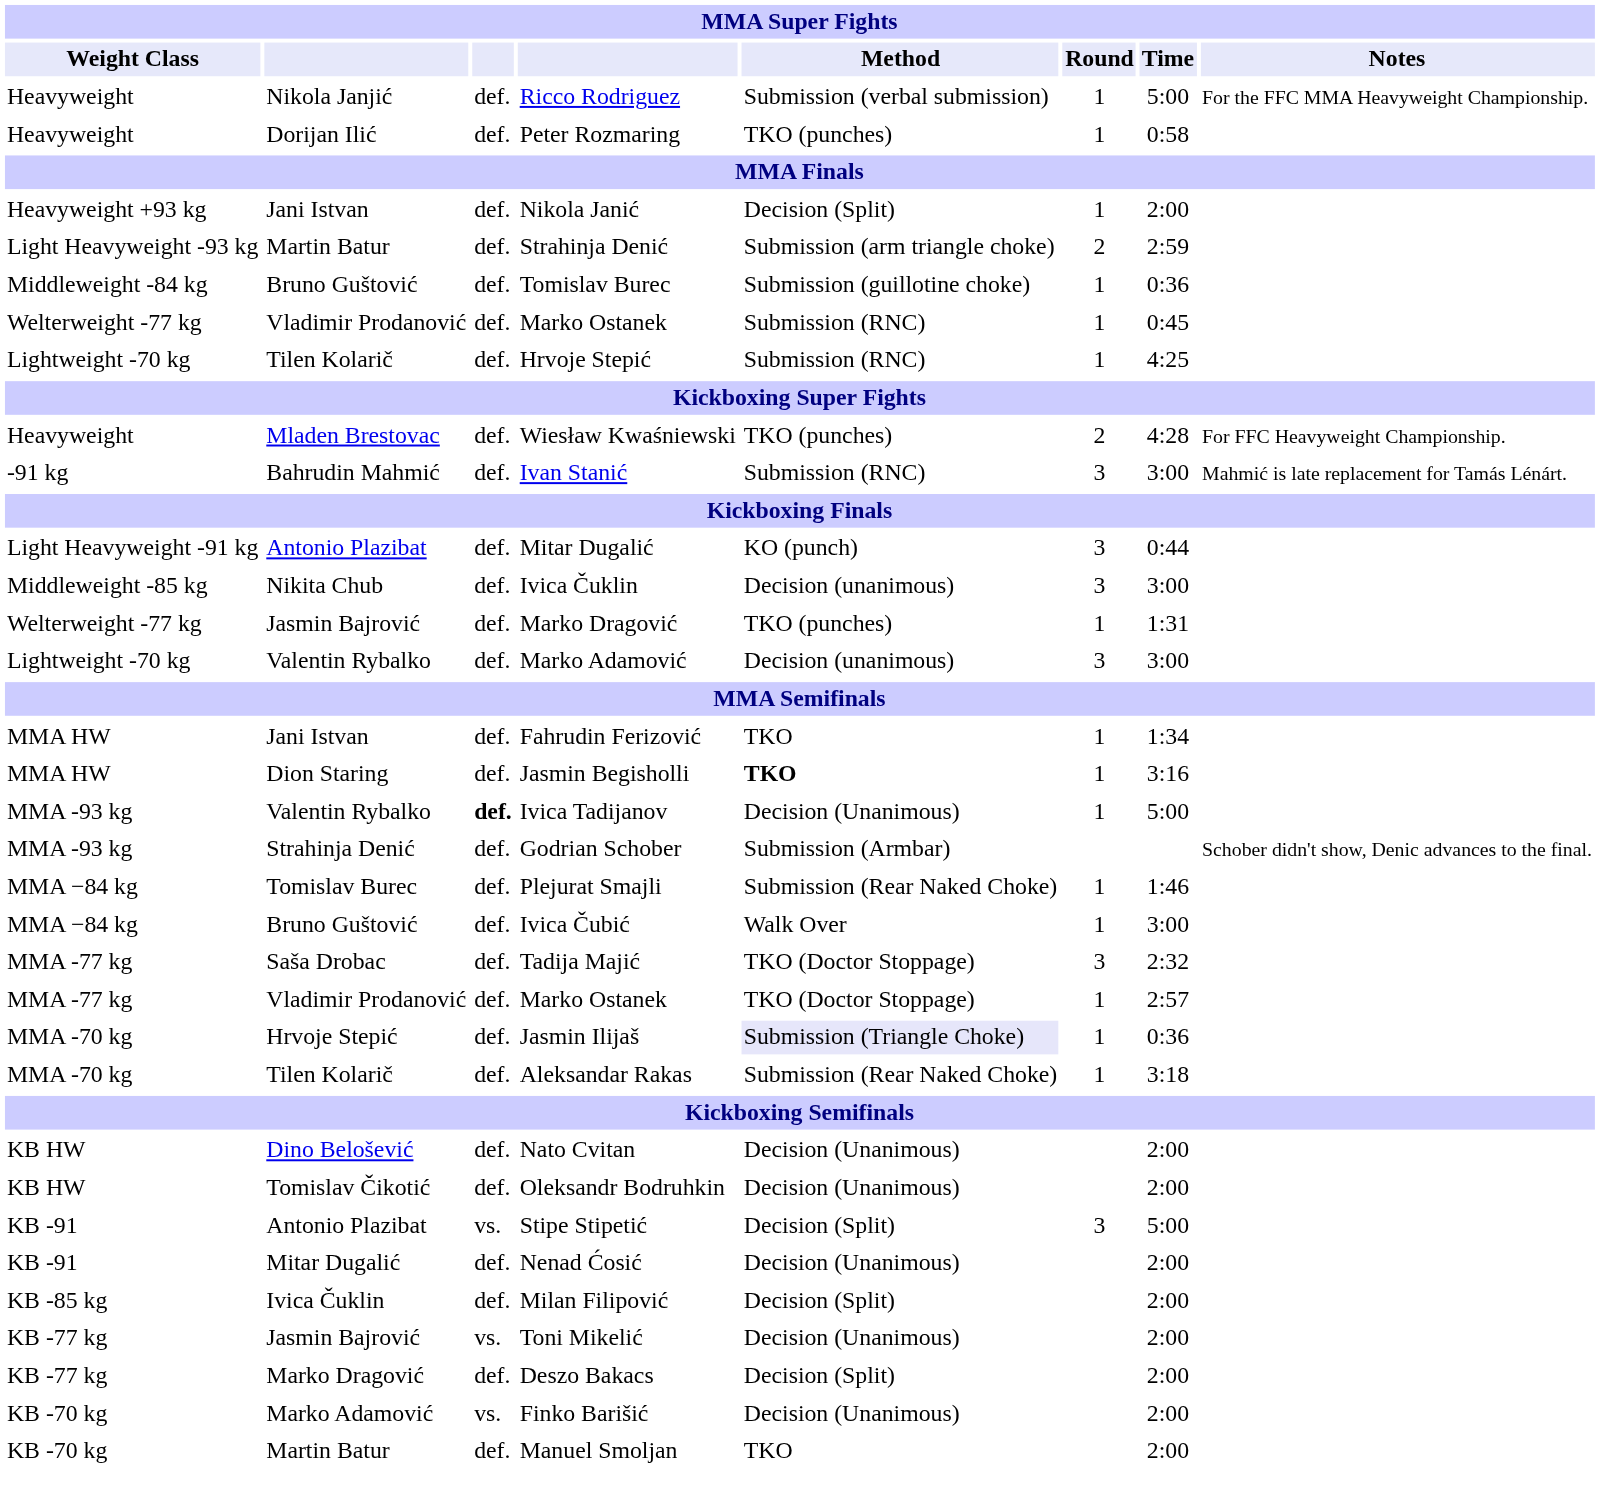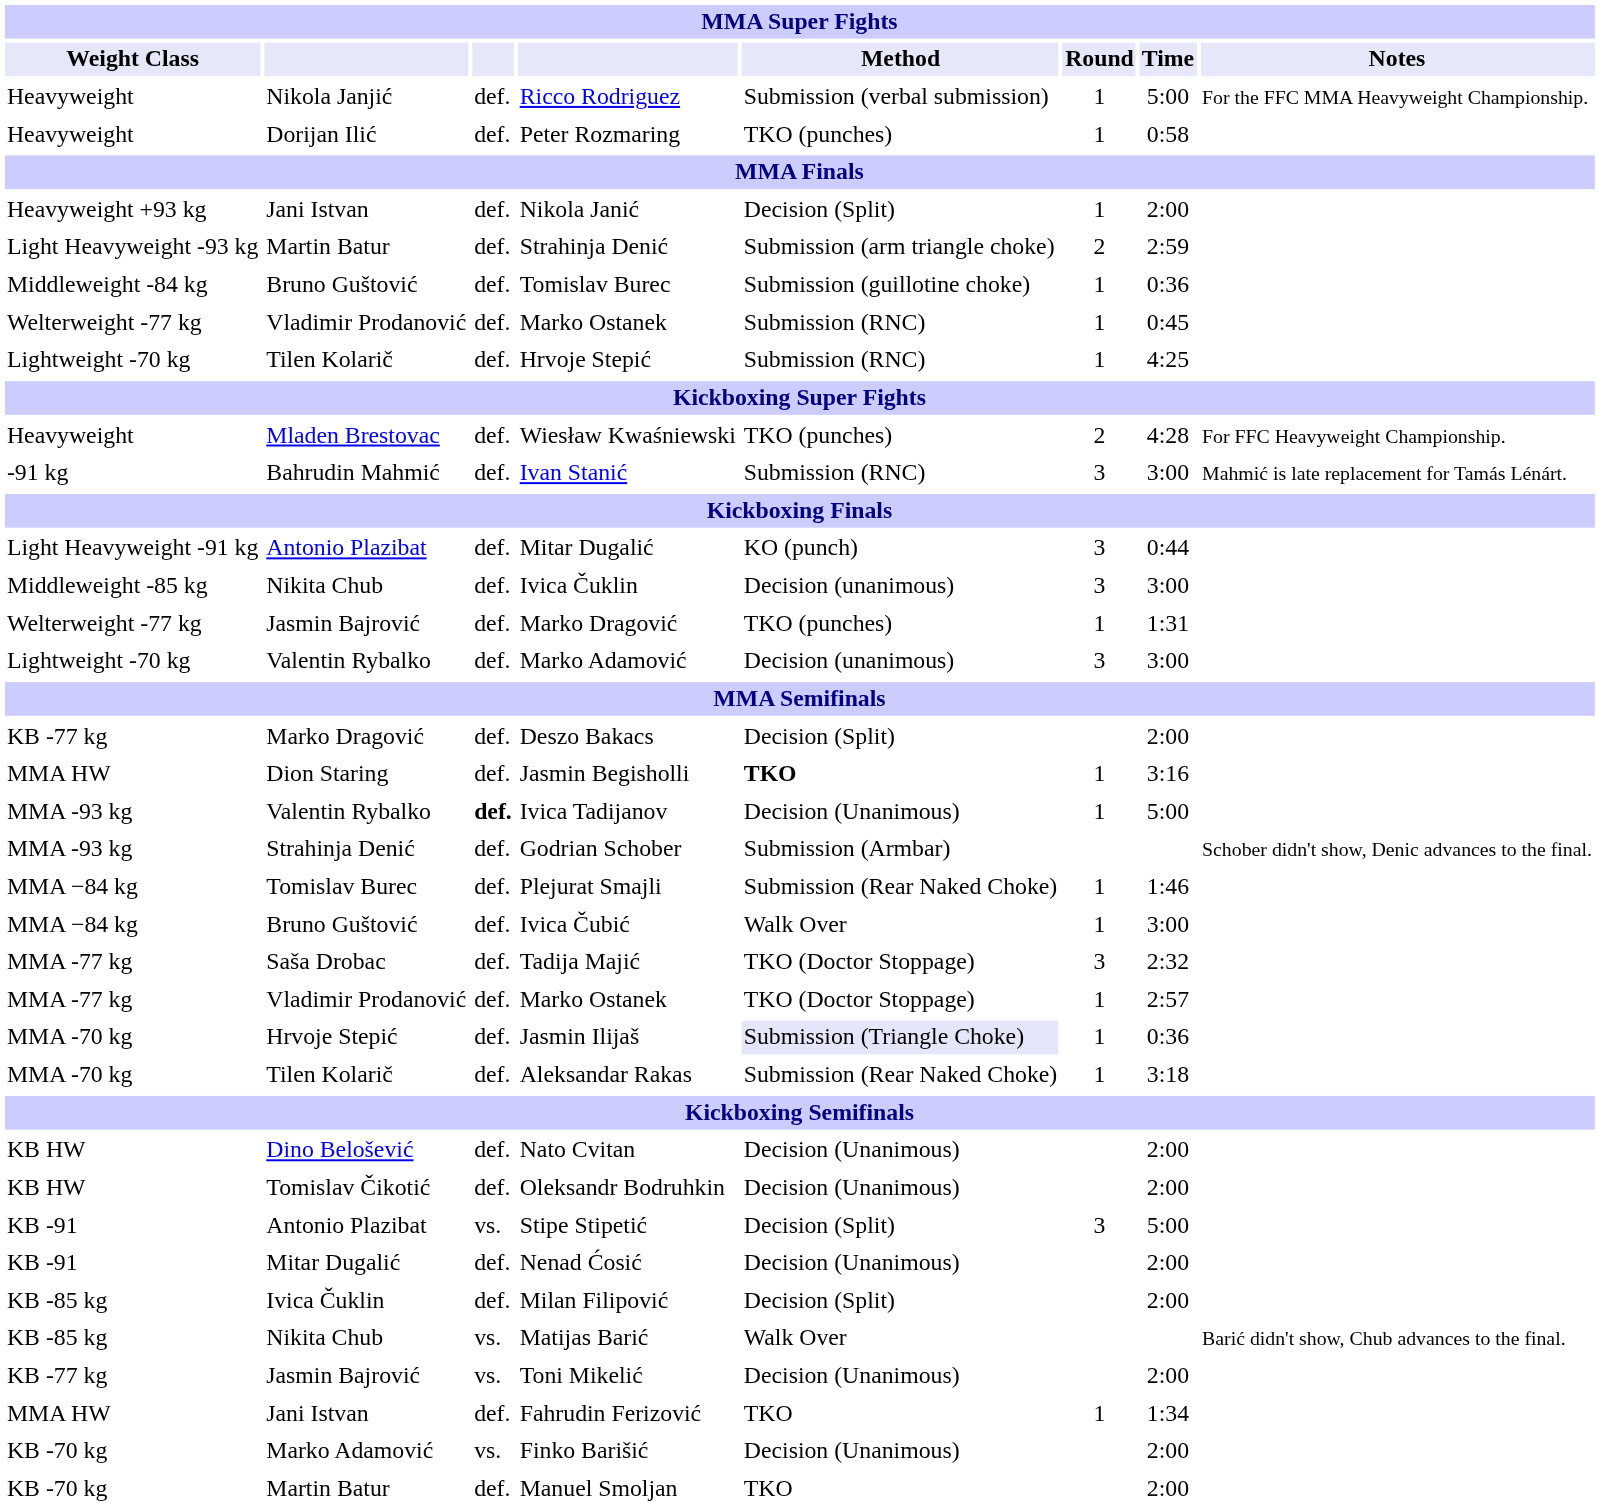rows swapped: (59, 736) <-> (57, 1375)
+ row: (57, 1338)
